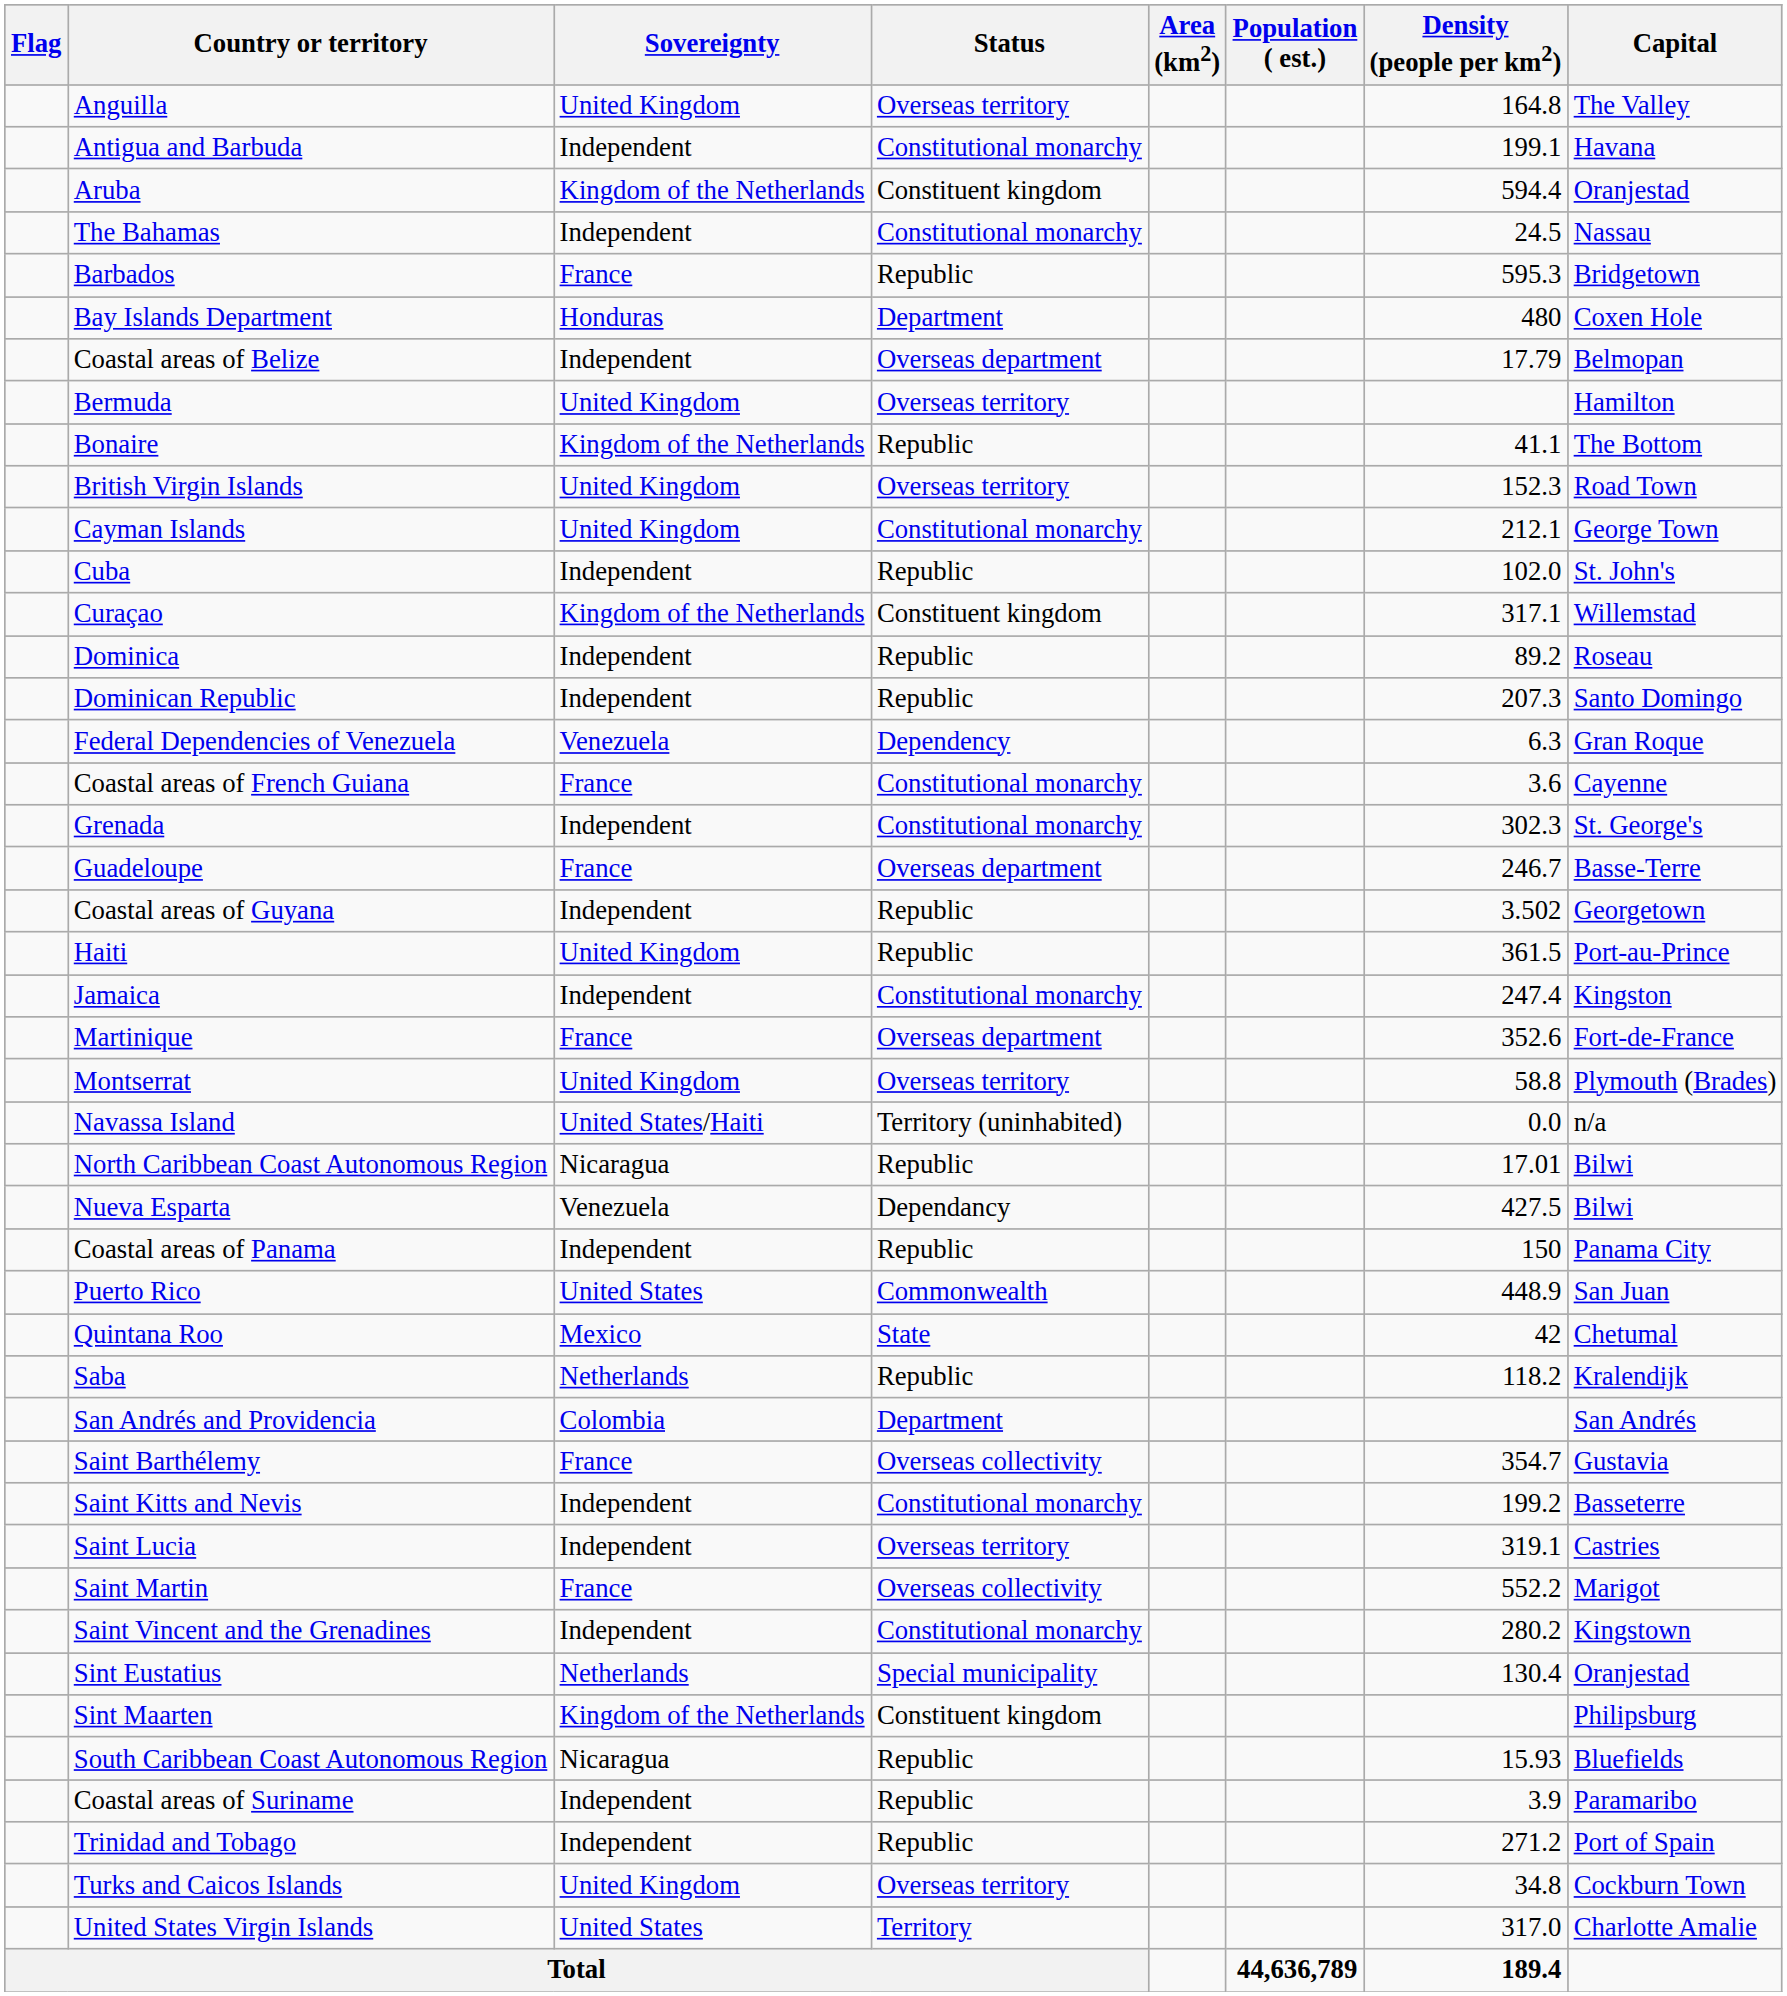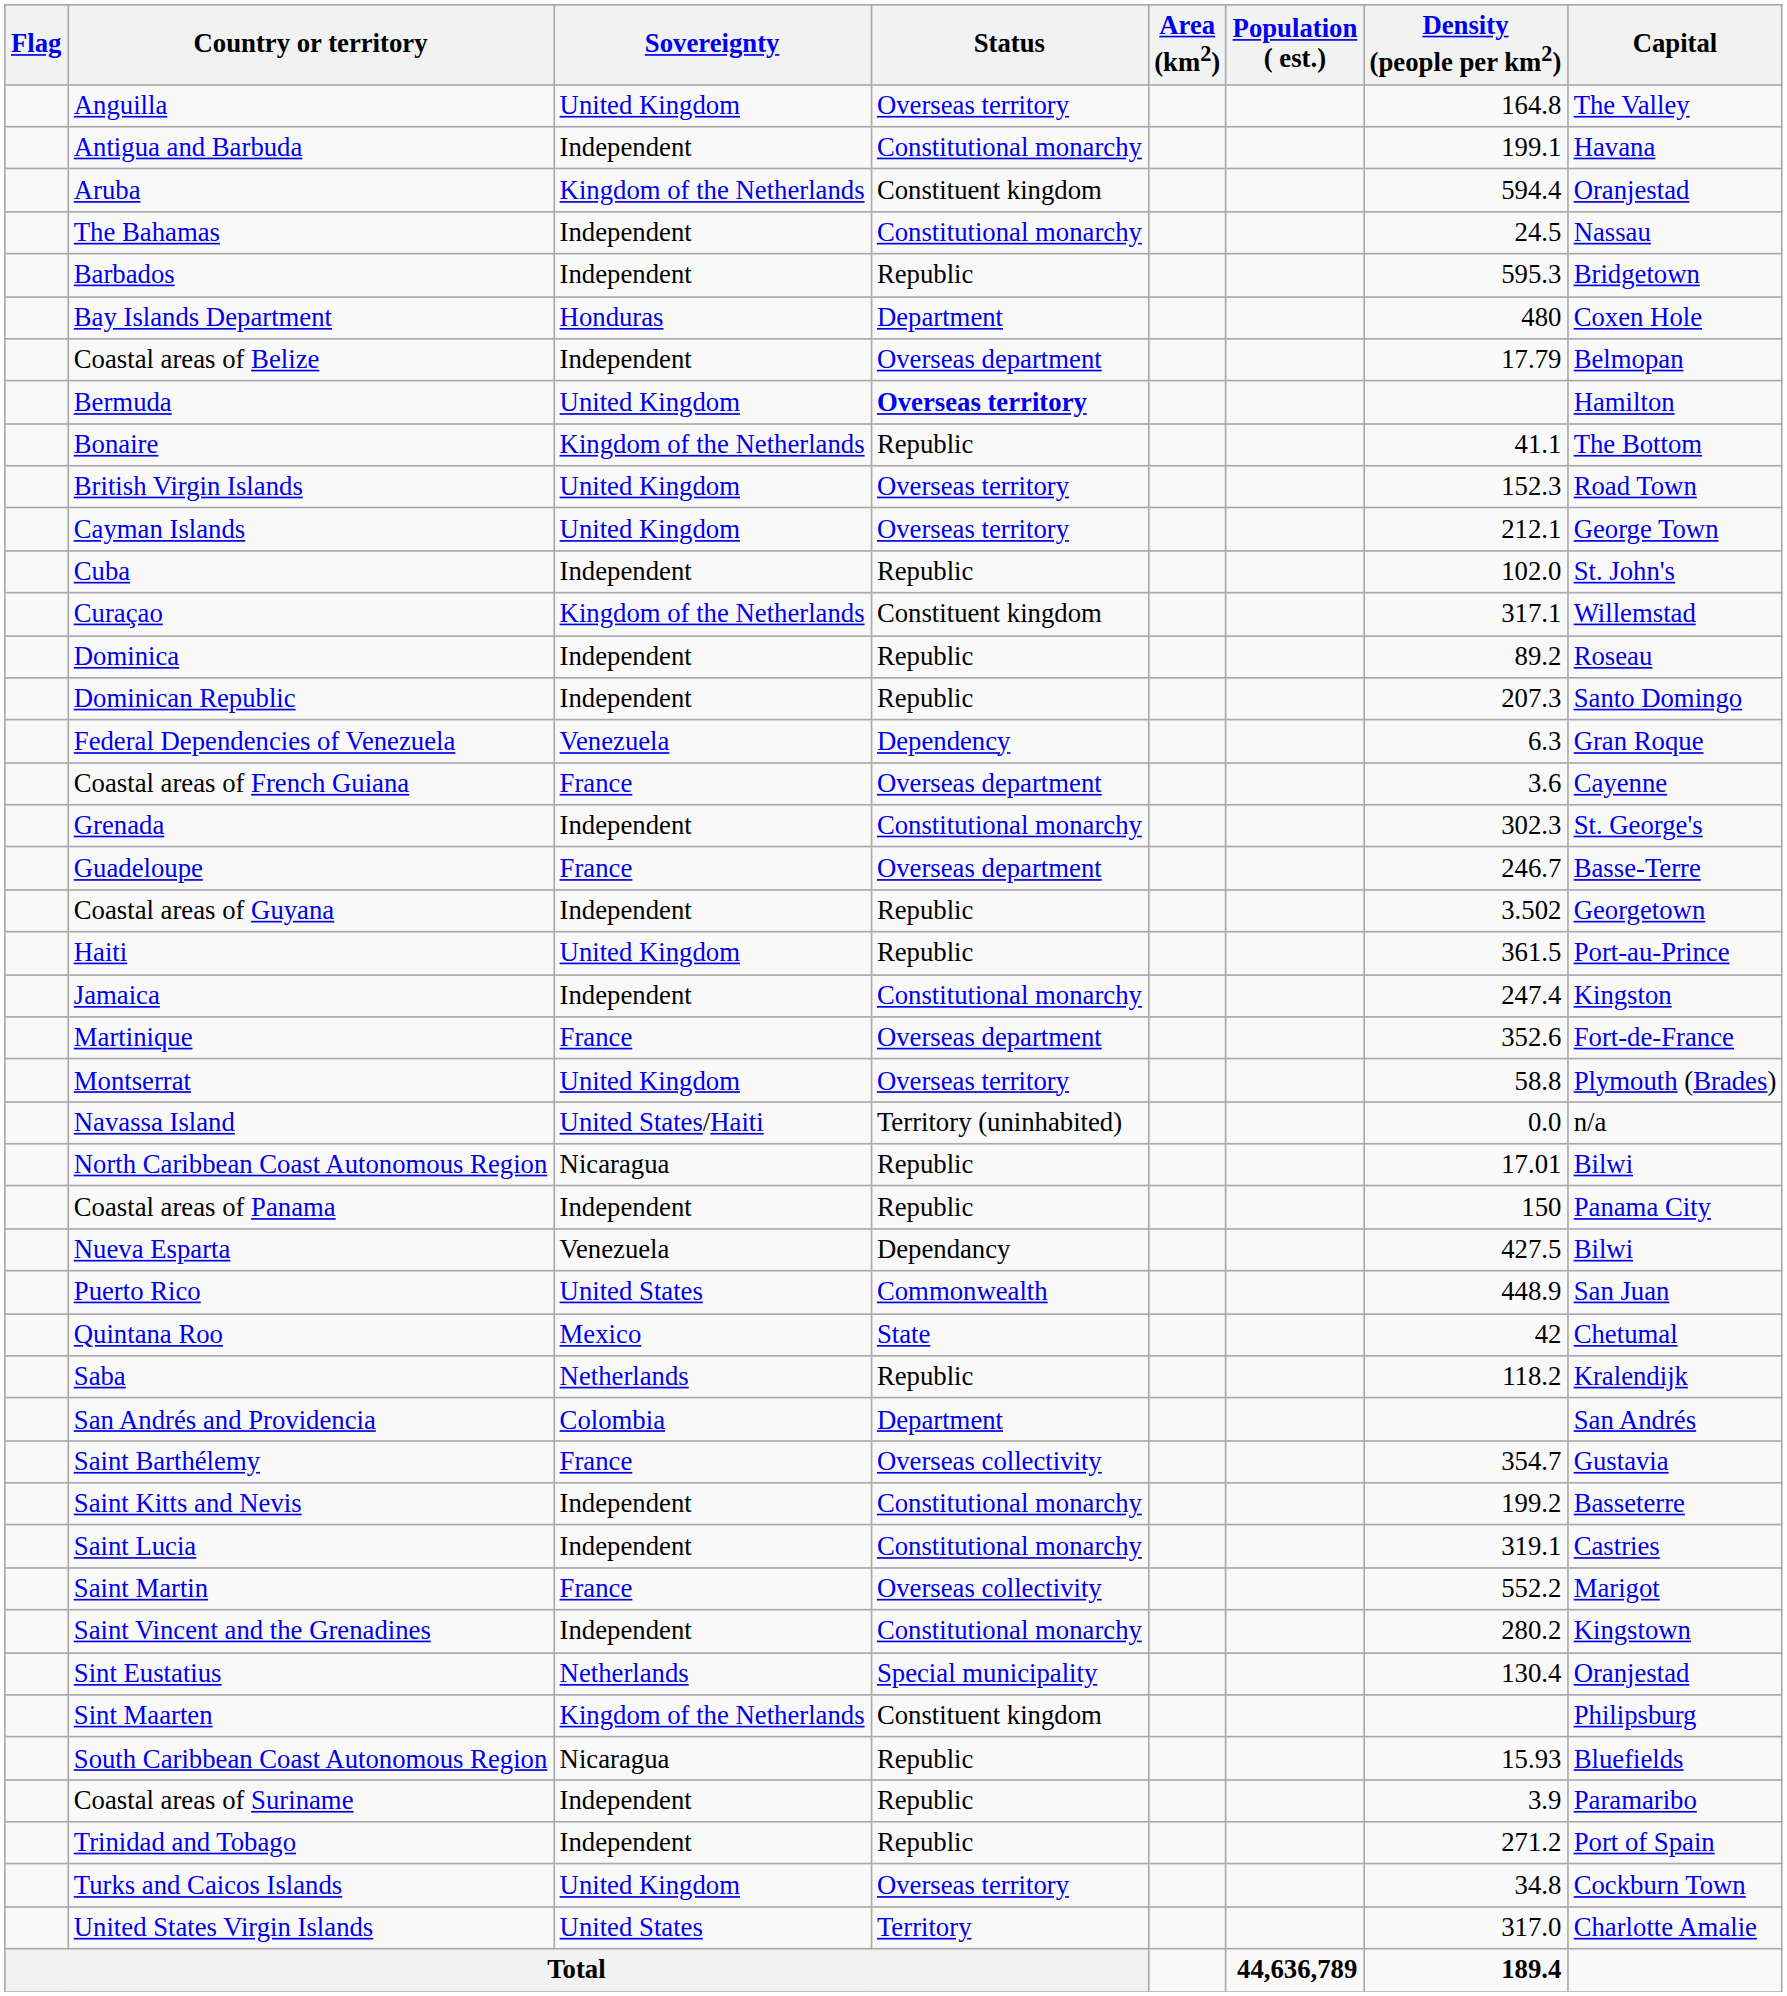(596, 274) France -> (626, 274) Independent
(973, 401) normal -> (982, 401) bold
(1009, 529) Constitutional monarchy -> (973, 529) Overseas territory
(1009, 783) Constitutional monarchy -> (989, 783) Overseas department
rows swapped: (152, 1207) <-> (205, 1249)
(973, 1546) Overseas territory -> (1009, 1546) Constitutional monarchy
